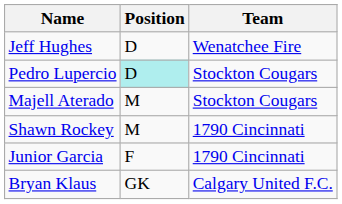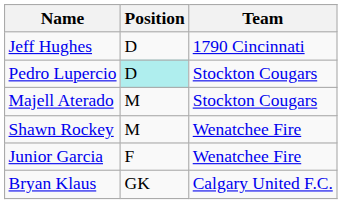(247, 45) Wenatchee Fire -> (249, 45) 1790 Cincinnati
(249, 128) 1790 Cincinnati -> (247, 128) Wenatchee Fire
(249, 156) 1790 Cincinnati -> (247, 156) Wenatchee Fire
